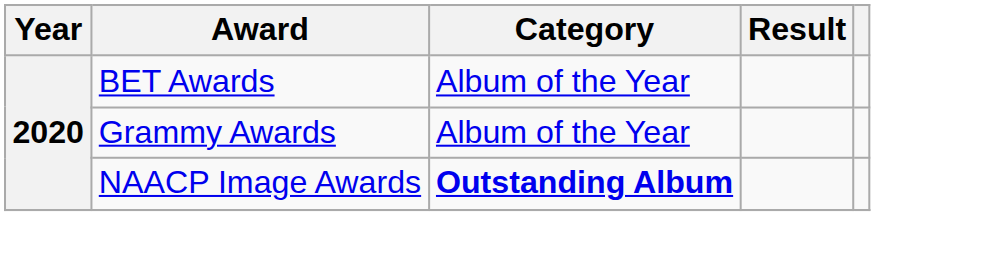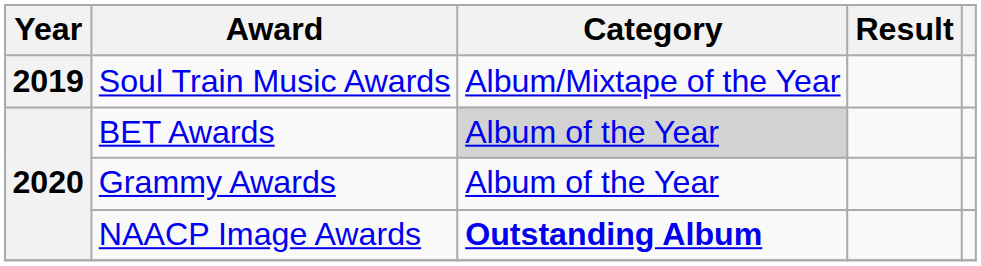+ row: (275, 81)
(563, 81) no background -> (592, 132) lightgrey background
